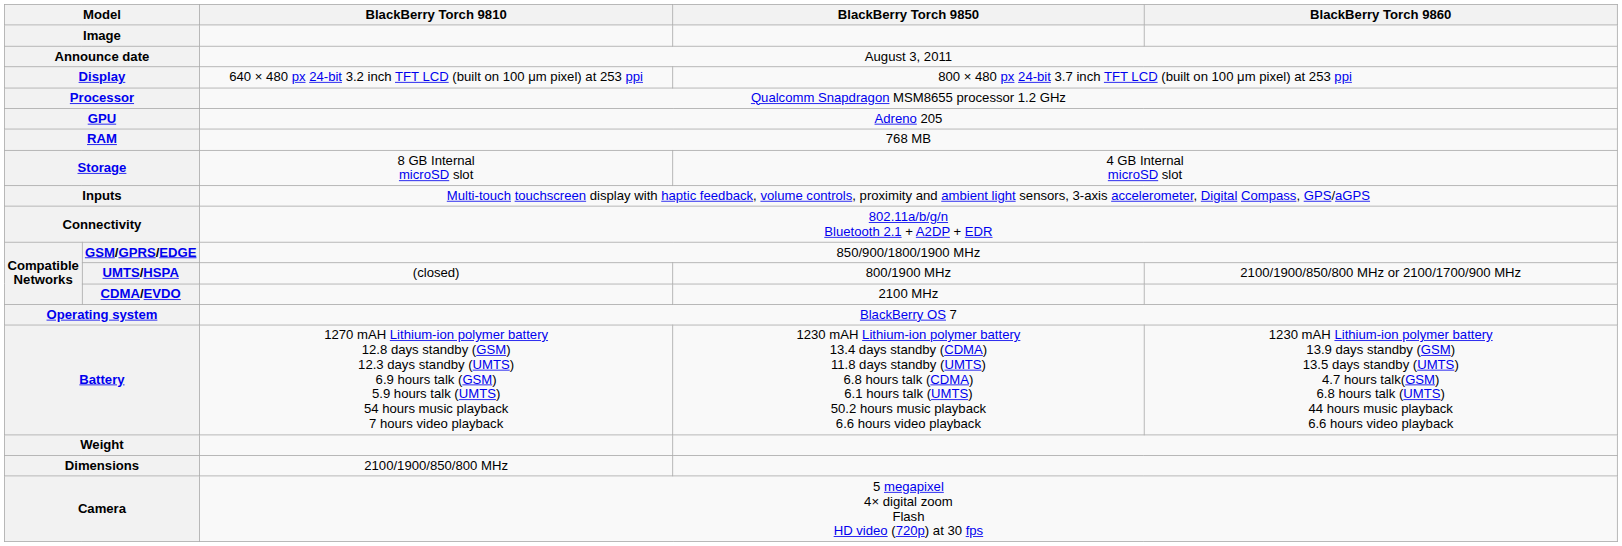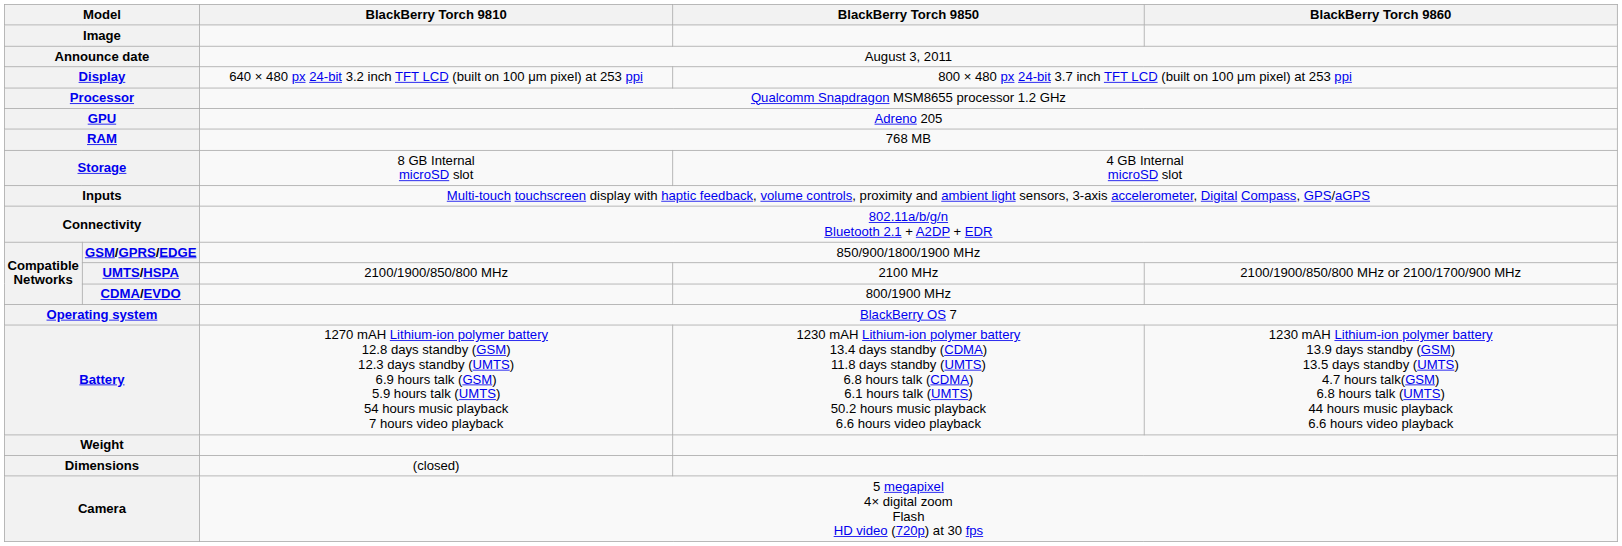(436, 273) (closed) -> (436, 273) 2100/1900/850/800 MHz
(908, 273) 800/1900 MHz -> (908, 273) 2100 MHz
(908, 294) 2100 MHz -> (908, 294) 800/1900 MHz
(436, 465) 2100/1900/850/800 MHz -> (436, 465) (closed)
